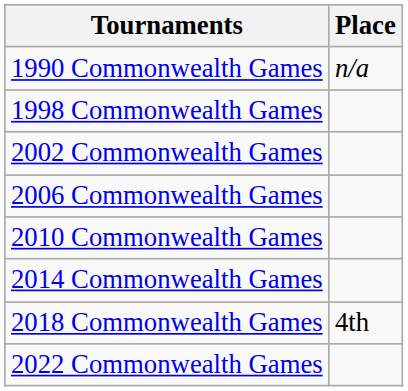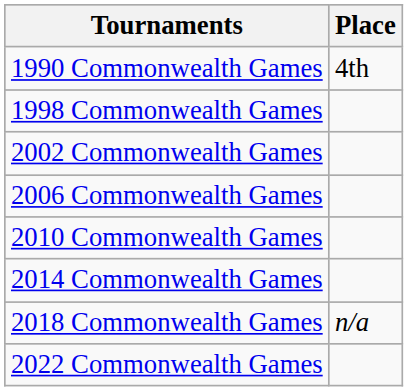(352, 68) n/a -> (352, 68) 4th
(352, 322) 4th -> (352, 322) n/a
